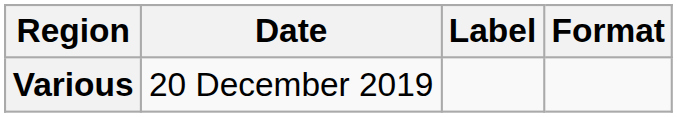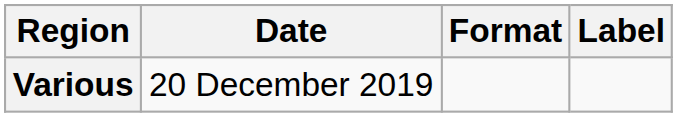columns swapped: (608, 31) <-> (493, 31)
